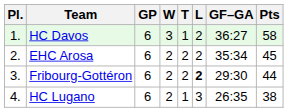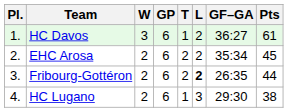columns swapped: (148, 14) <-> (169, 14)
(270, 35) 58 -> (270, 35) 61
(231, 76) 29:30 -> (231, 76) 26:35
(231, 96) 26:35 -> (231, 96) 29:30
